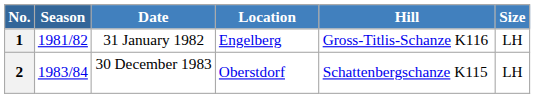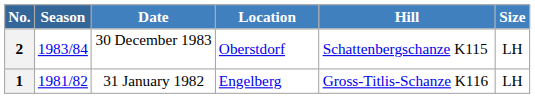rows swapped: (19, 40) <-> (19, 72)
